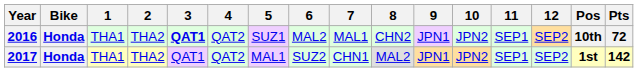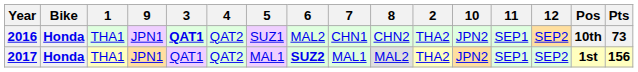columns swapped: (148, 15) <-> (433, 15)
(351, 36) MAL1 -> (349, 36) CHN1
(619, 36) 72 -> (619, 36) 73
(309, 57) normal -> (308, 57) bold
(351, 57) CHN1 -> (349, 57) MAL1
(619, 57) 142 -> (619, 57) 156
